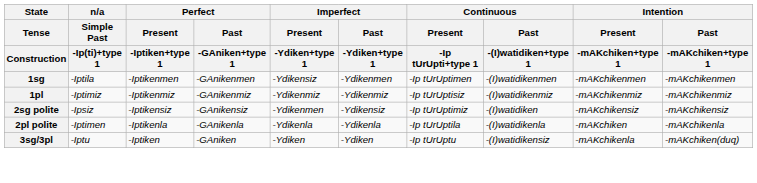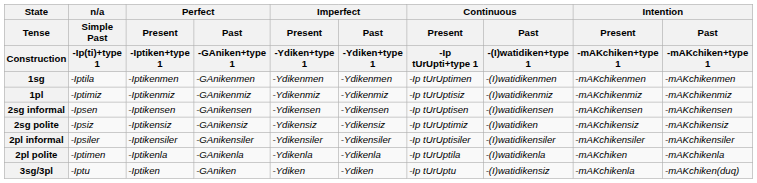(295, 79) -Ydikensiz -> (298, 79) -Ydikenmen
+ row: (36, 109)
(298, 109) -Ydikenmen -> (295, 125) -Ydikensiz
+ row: (36, 140)
